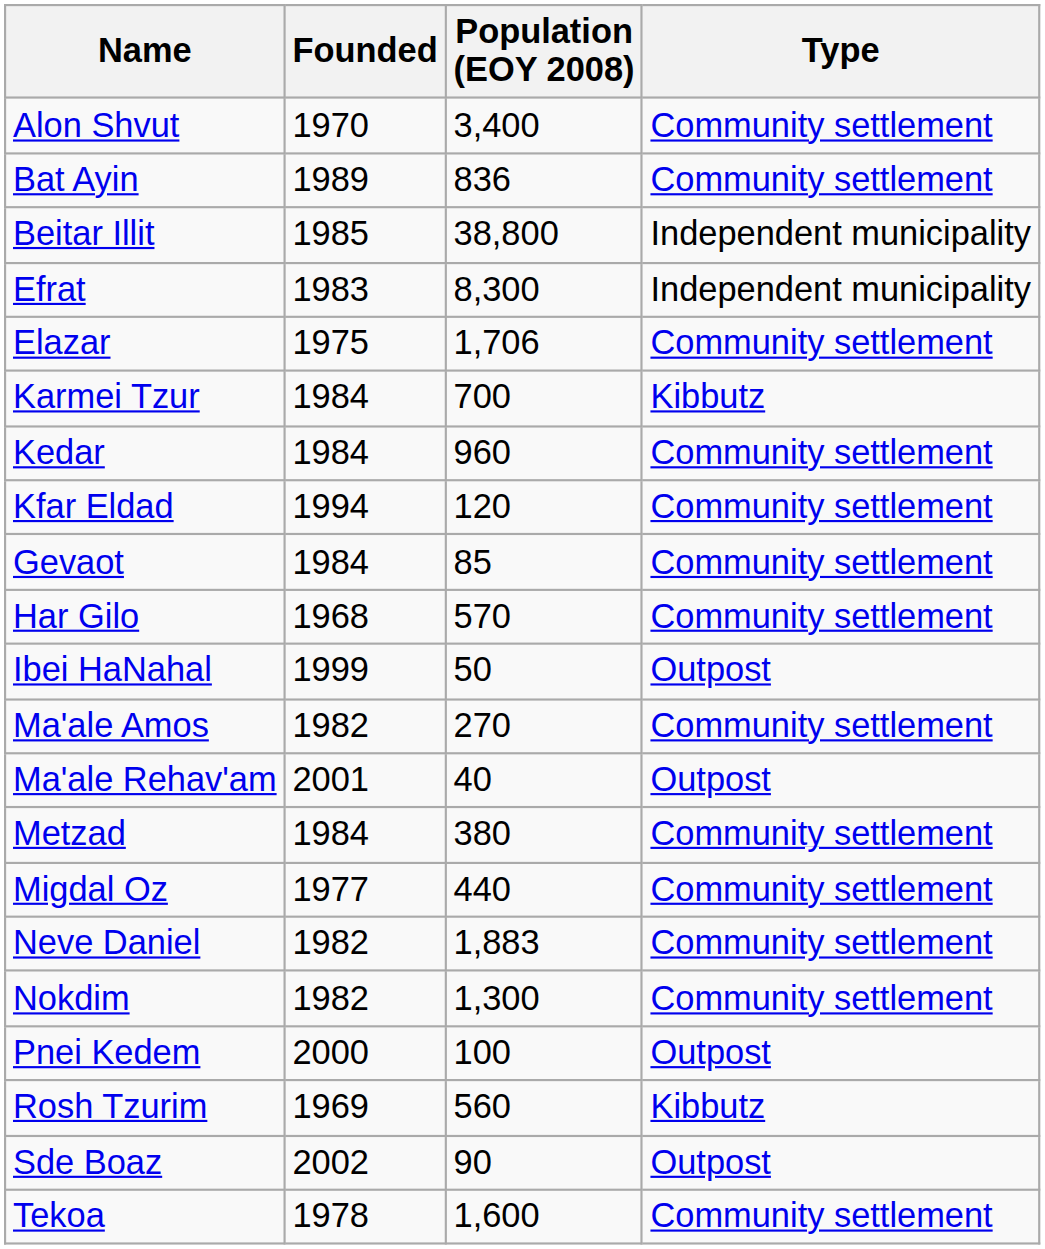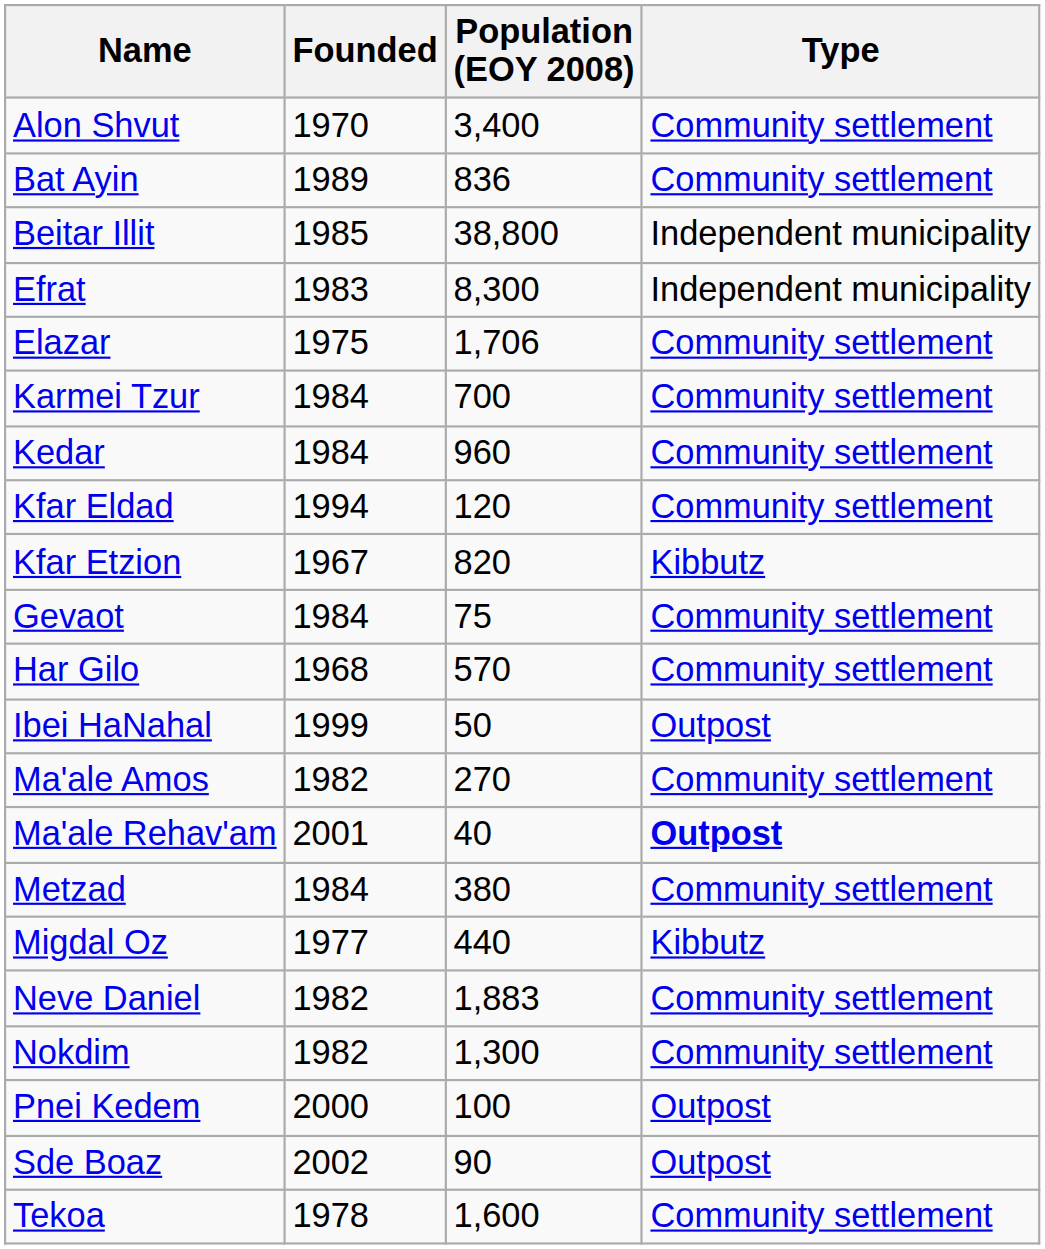(708, 397) Kibbutz -> (822, 397) Community settlement
+ row: (97, 561)
(473, 561) 85 -> (473, 616) 75
(711, 779) normal -> (716, 834) bold
(822, 888) Community settlement -> (708, 943) Kibbutz
- row: (110, 1107)
